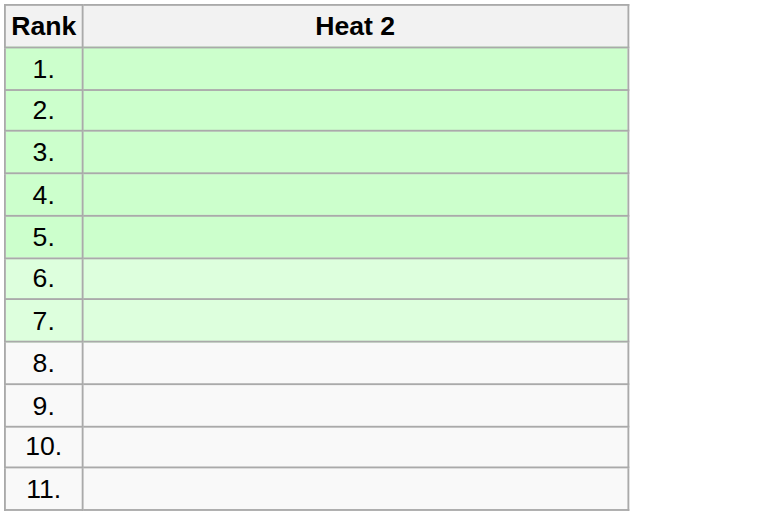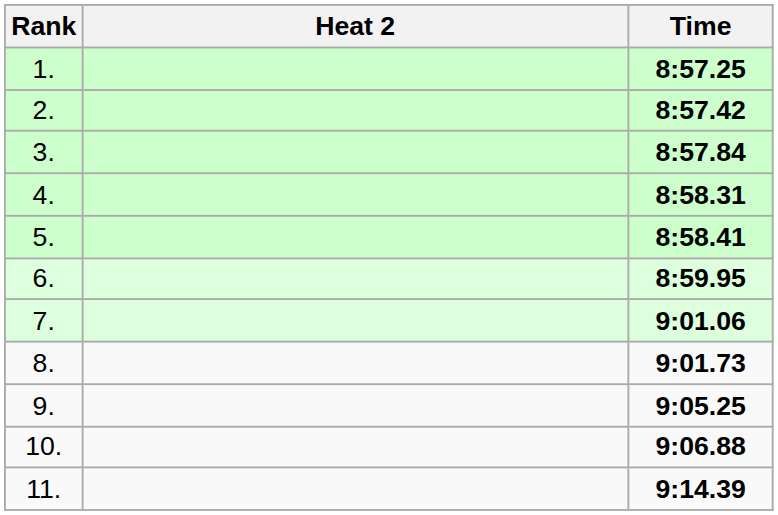+ column: (701, 26)
